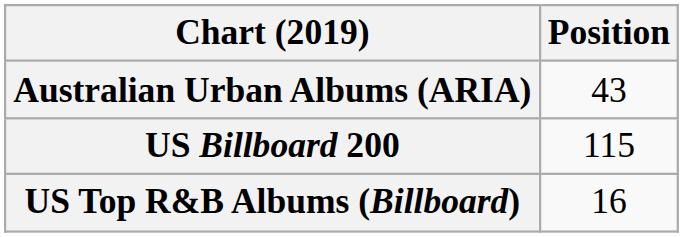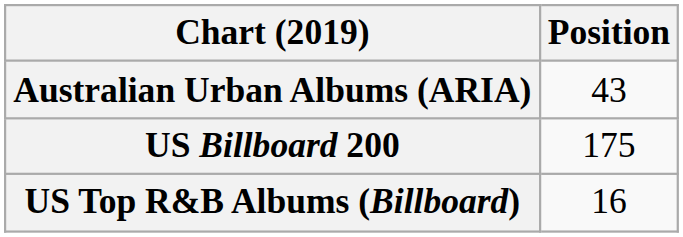(609, 145) 115 -> (609, 145) 175
